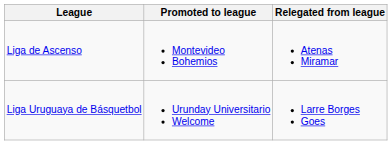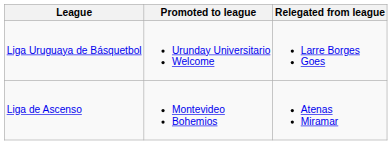rows swapped: (74, 110) <-> (44, 50)
